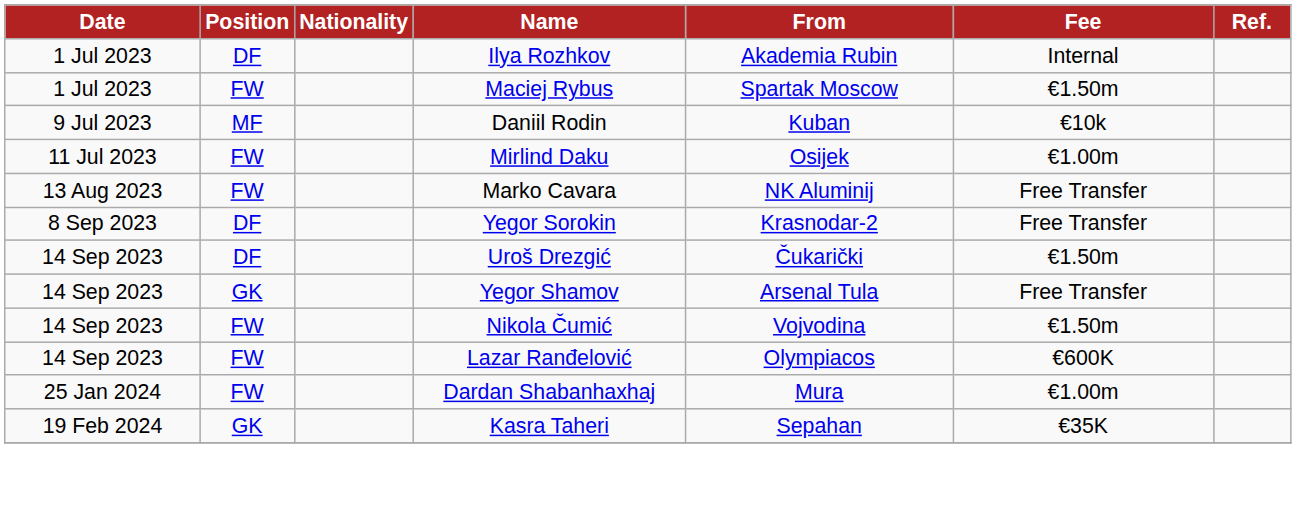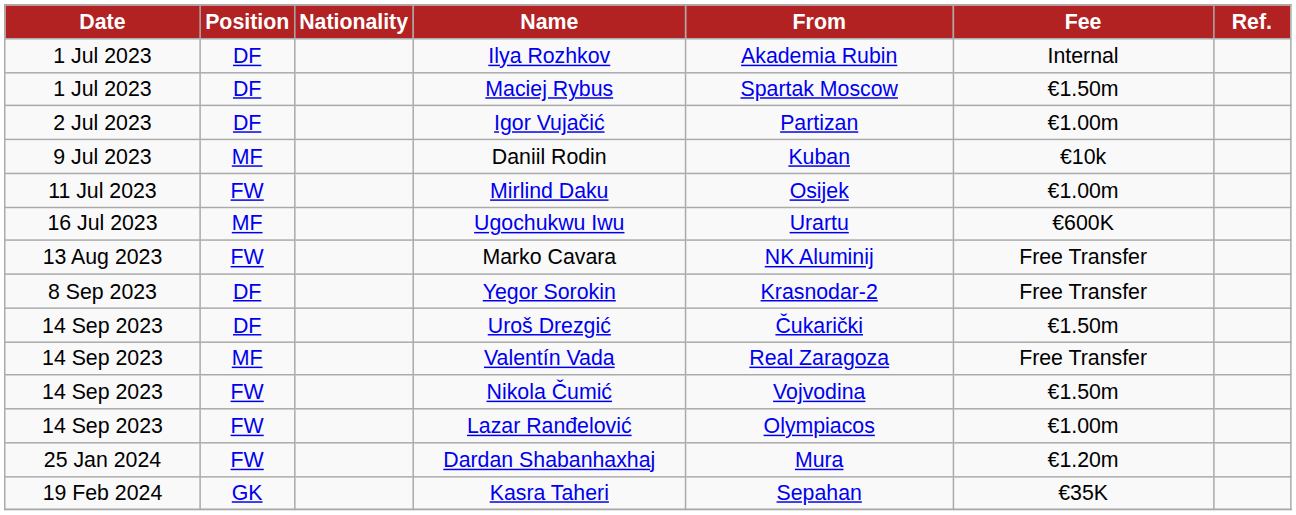(247, 89) FW -> (247, 89) DF
+ row: (549, 123)
+ row: (549, 224)
+ row: (549, 359)
- row: (549, 291)
(1083, 359) €600K -> (1083, 426) €1.00m
(1083, 392) €1.00m -> (1083, 460) €1.20m
